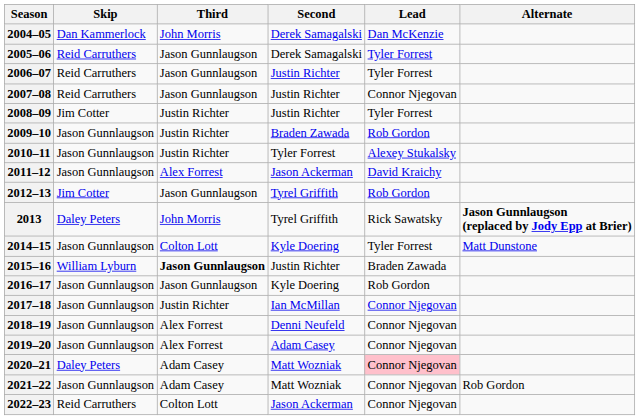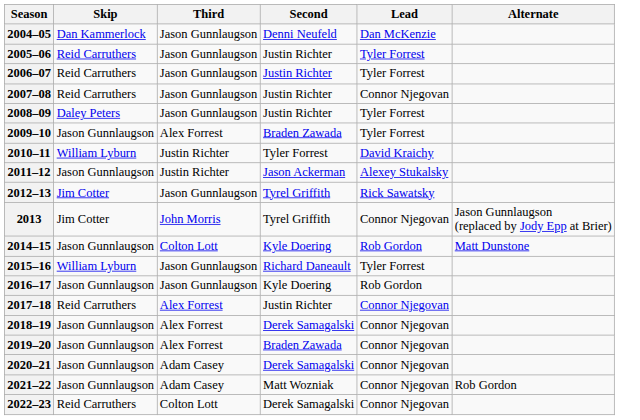(190, 34) John Morris -> (209, 34) Jason Gunnlaugson
(316, 34) Derek Samagalski -> (300, 34) Denni Neufeld
(316, 53) Derek Samagalski -> (298, 53) Justin Richter
(83, 113) Jim Cotter -> (88, 113) Daley Peters
(194, 113) Justin Richter -> (209, 113) Jason Gunnlaugson
(194, 133) Justin Richter -> (191, 133) Alex Forrest
(399, 133) Rob Gordon -> (392, 133) Tyler Forrest
(105, 152) Jason Gunnlaugson -> (96, 152) William Lyburn
(412, 152) Alexey Stukalsky -> (397, 152) David Kraichy
(191, 172) Alex Forrest -> (194, 172) Justin Richter
(405, 172) David Kraichy -> (404, 172) Alexey Stukalsky
(399, 192) Rob Gordon -> (397, 192) Rick Sawatsky
(88, 219) Daley Peters -> (83, 219) Jim Cotter
(405, 219) Rick Sawatsky -> (404, 219) Connor Njegovan
(547, 219) bold -> (533, 219) normal
(400, 246) Tyler Forrest -> (391, 246) Rob Gordon
(212, 265) bold -> (209, 265) normal
(305, 265) Justin Richter -> (307, 265) Richard Daneault
(407, 265) Braden Zawada -> (392, 265) Tyler Forrest
(105, 305) Jason Gunnlaugson -> (96, 305) Reid Carruthers
(194, 305) Justin Richter -> (191, 305) Alex Forrest
(305, 305) Ian McMillan -> (298, 305) Justin Richter
(308, 325) Denni Neufeld -> (309, 325) Derek Samagalski
(303, 345) Adam Casey -> (302, 345) Braden Zawada
(88, 364) Daley Peters -> (105, 364) Jason Gunnlaugson
(306, 364) Matt Wozniak -> (309, 364) Derek Samagalski
(412, 364) pink background -> (404, 364) no background
(312, 404) Jason Ackerman -> (309, 404) Derek Samagalski
